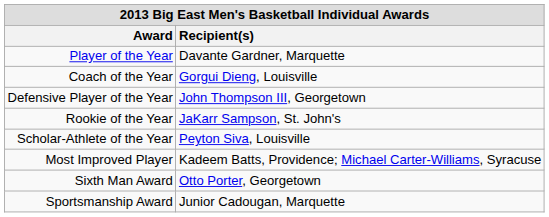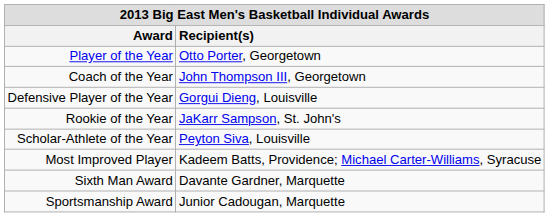(262, 57) Davante Gardner, Marquette -> (250, 57) Otto Porter, Georgetown
(248, 77) Gorgui Dieng, Louisville -> (272, 77) John Thompson III, Georgetown
(272, 98) John Thompson III, Georgetown -> (248, 98) Gorgui Dieng, Louisville
(250, 181) Otto Porter, Georgetown -> (262, 181) Davante Gardner, Marquette
